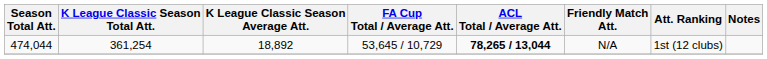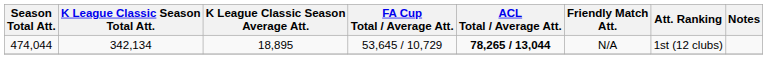(131, 44) 361,254 -> (131, 44) 342,134
(276, 44) 18,892 -> (276, 44) 18,895
